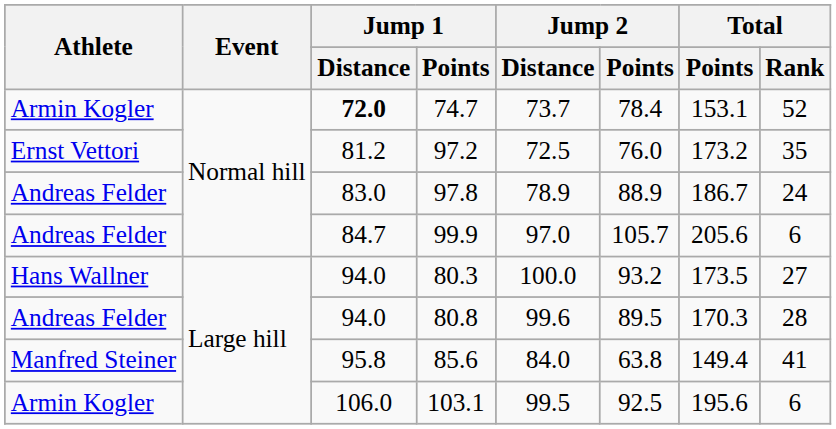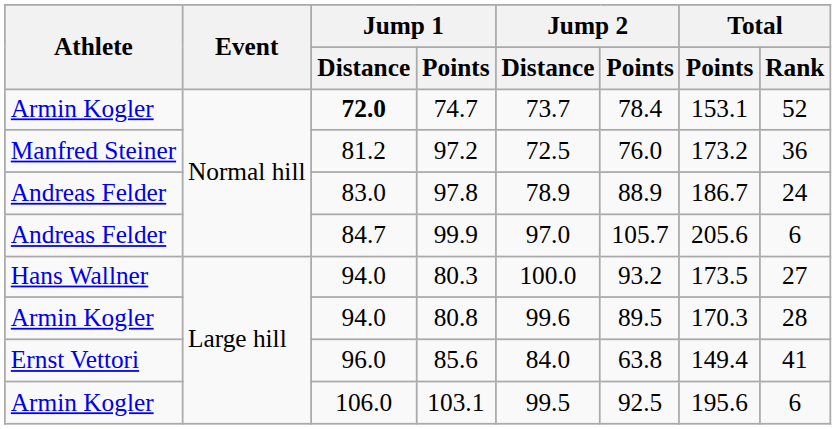(75, 151) Ernst Vettori -> (93, 151) Manfred Steiner
(795, 151) 35 -> (795, 151) 36
(89, 318) Andreas Felder -> (82, 318) Armin Kogler
(93, 360) Manfred Steiner -> (75, 360) Ernst Vettori
(364, 360) 95.8 -> (364, 360) 96.0
